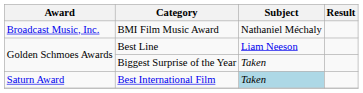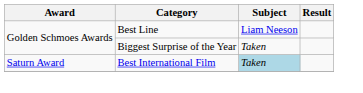- row: (168, 29)
